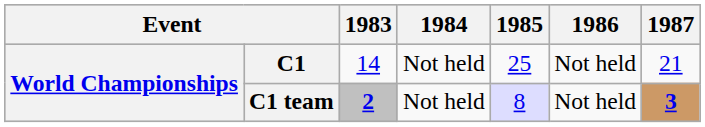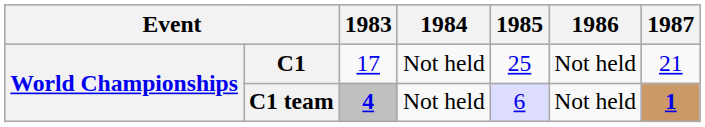(368, 63) 14 -> (368, 63) 17
(368, 102) 2 -> (368, 102) 4
(520, 102) 8 -> (520, 102) 6
(671, 102) 3 -> (671, 102) 1
